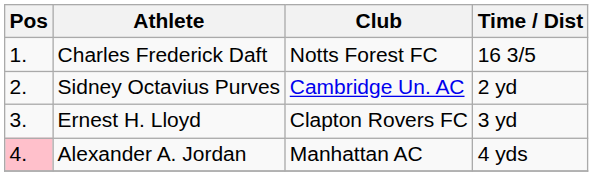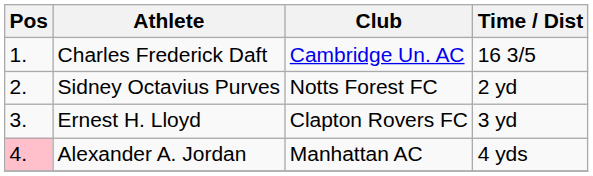(364, 54) Notts Forest FC -> (377, 54) Cambridge Un. AC
(377, 87) Cambridge Un. AC -> (364, 87) Notts Forest FC
